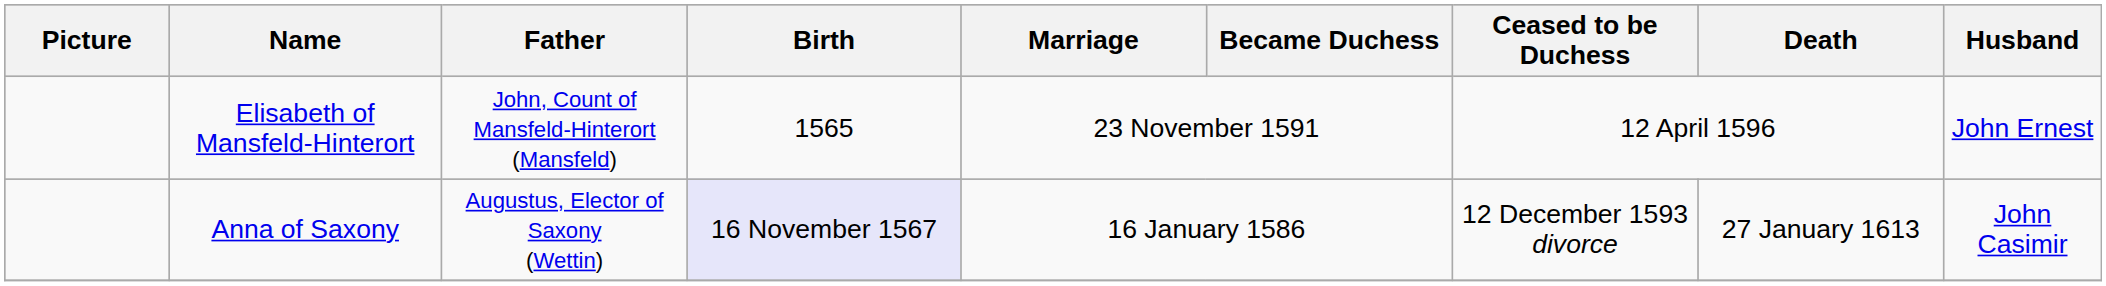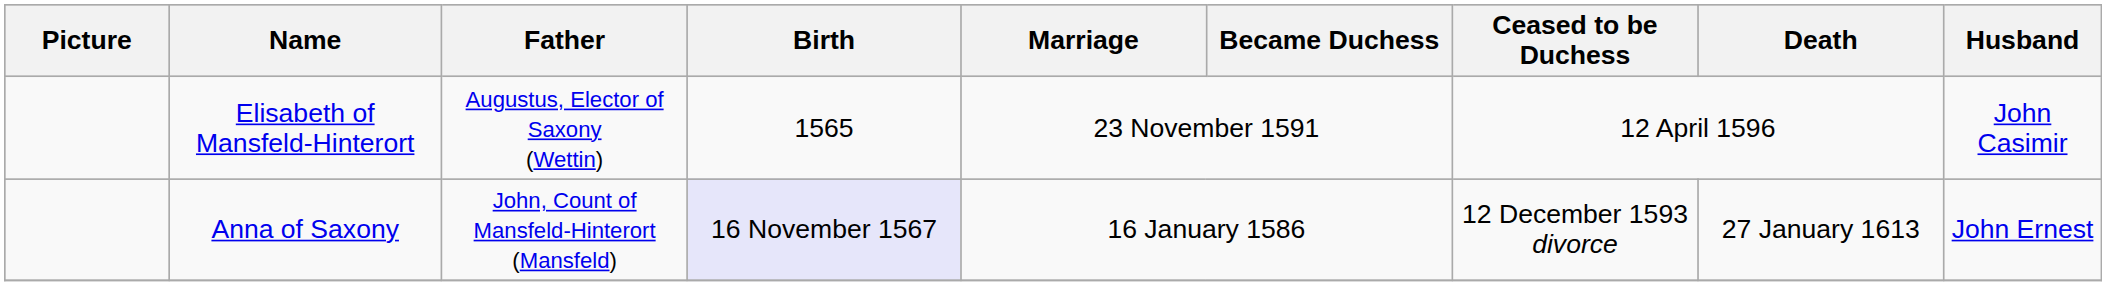(565, 129) John, Count of Mansfeld-Hinterort (Mansfeld) -> (565, 129) Augustus, Elector of Saxony (Wettin)
(2023, 127) John Ernest -> (2023, 127) John Casimir
(565, 230) Augustus, Elector of Saxony (Wettin) -> (565, 230) John, Count of Mansfeld-Hinterort (Mansfeld)
(2023, 229) John Casimir -> (2023, 229) John Ernest
